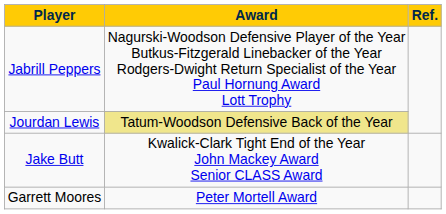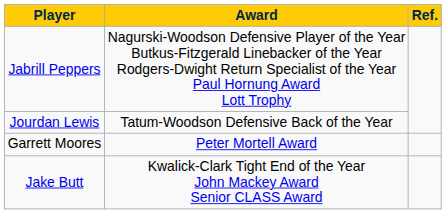(256, 122) khaki background -> (256, 122) no background
rows swapped: (54, 160) <-> (54, 197)
